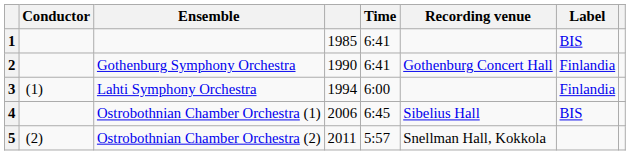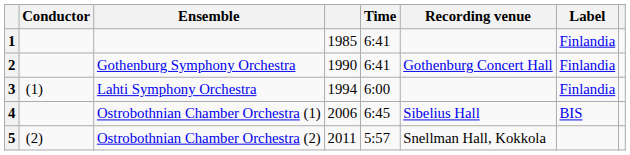(571, 41) BIS -> (587, 41) Finlandia
